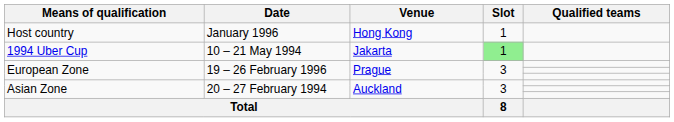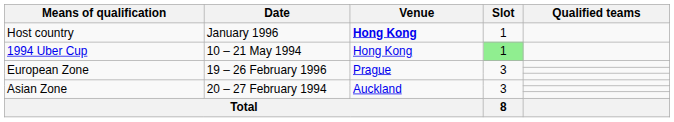(383, 32) normal -> (385, 32) bold
(372, 51) Jakarta -> (383, 51) Hong Kong
